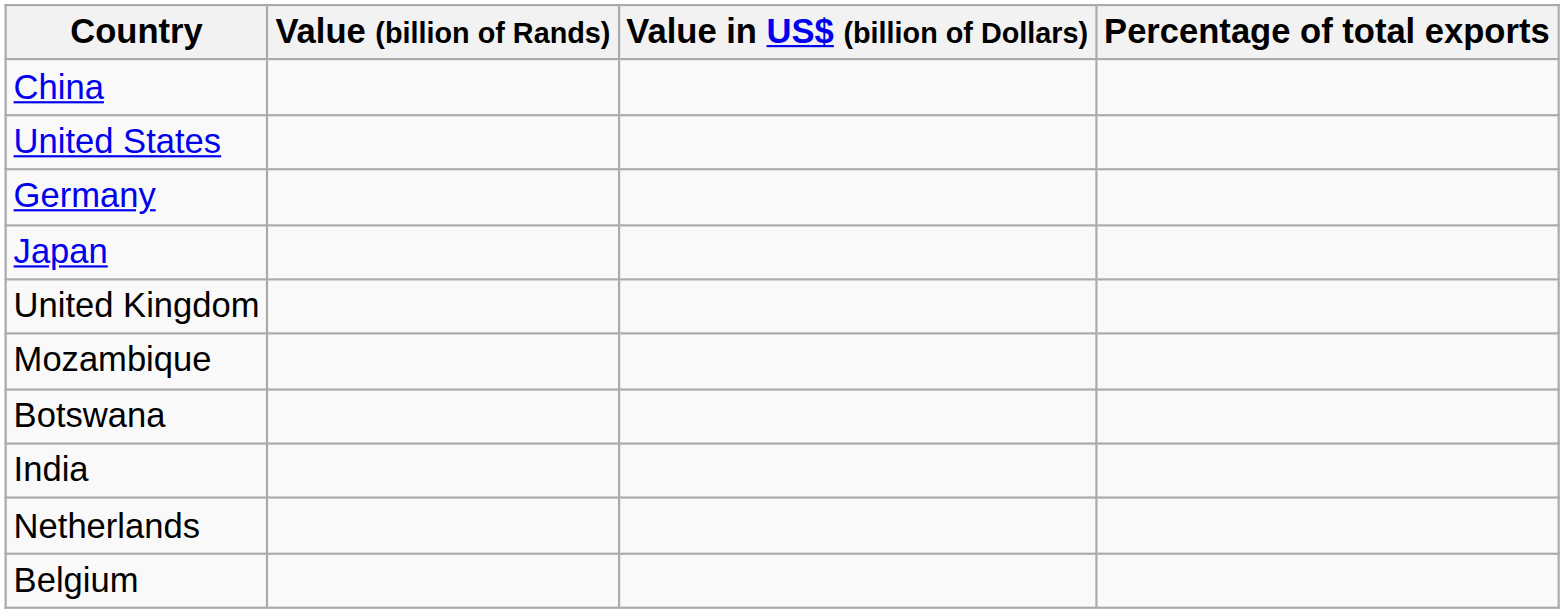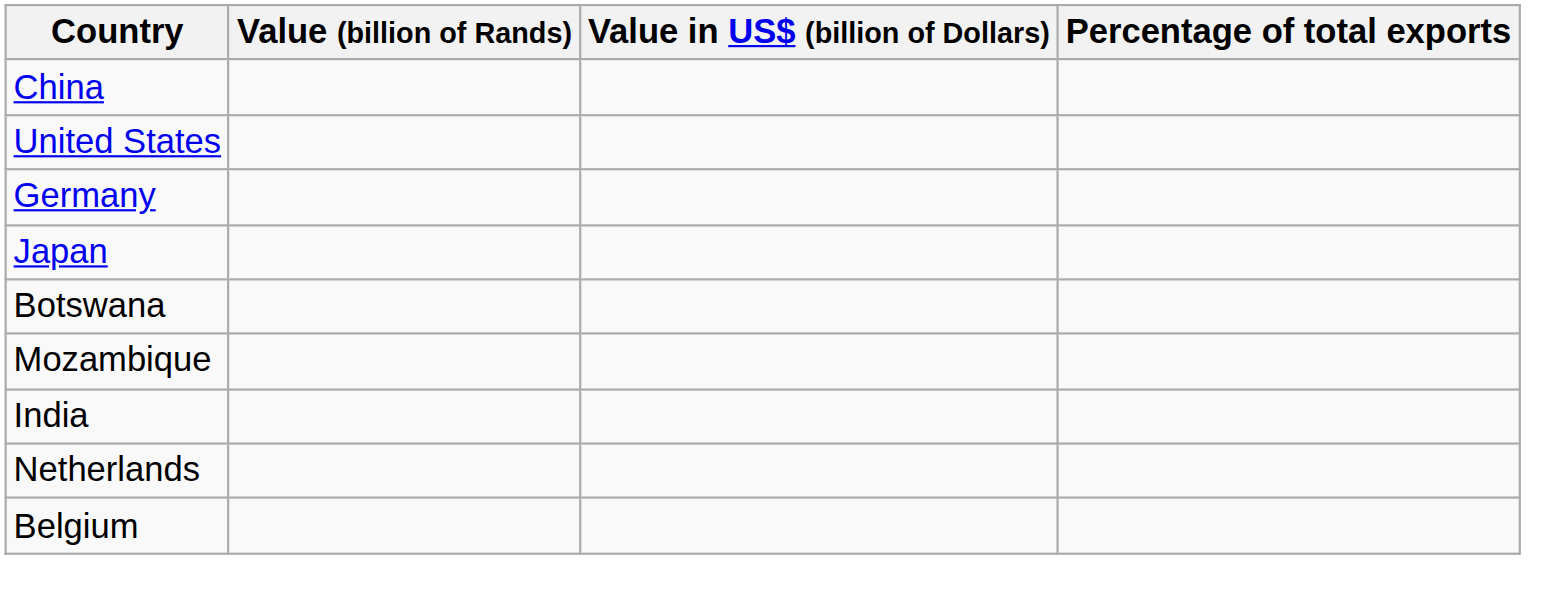- row: (137, 305)
rows swapped: (89, 415) <-> (113, 360)
